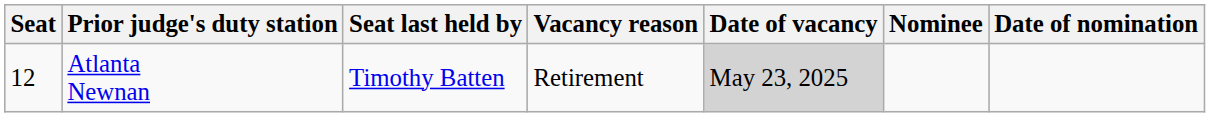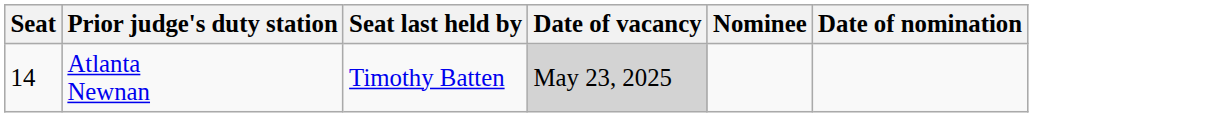- column: (616, 24)
(23, 77) 12 -> (23, 77) 14
